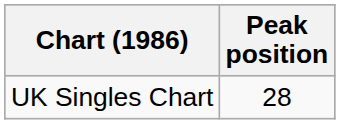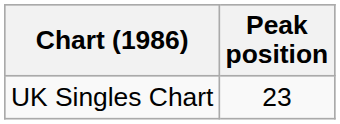(277, 97) 28 -> (277, 97) 23
